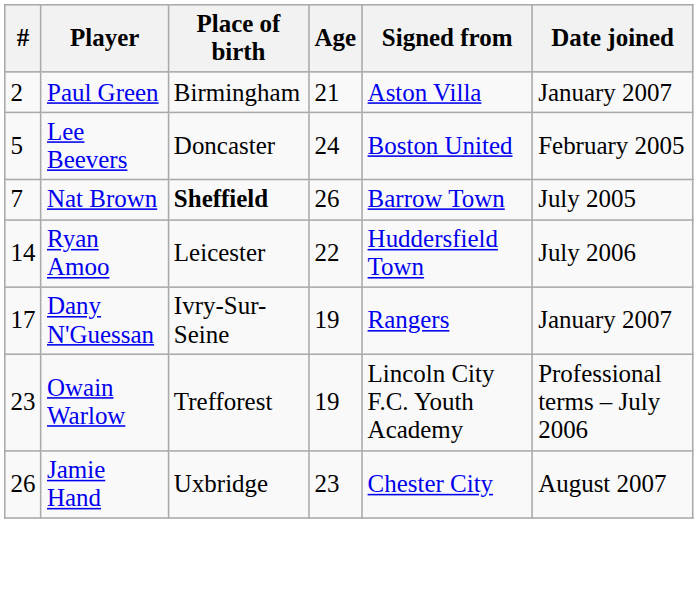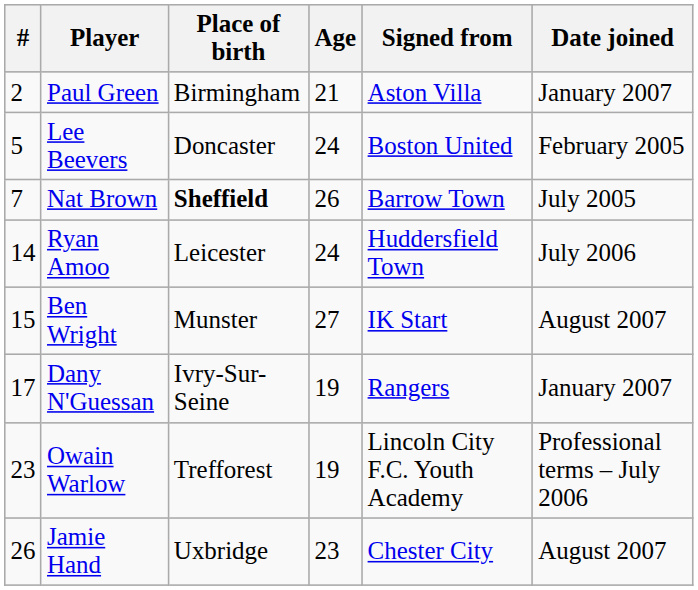(327, 252) 22 -> (327, 252) 24
+ row: (82, 320)
